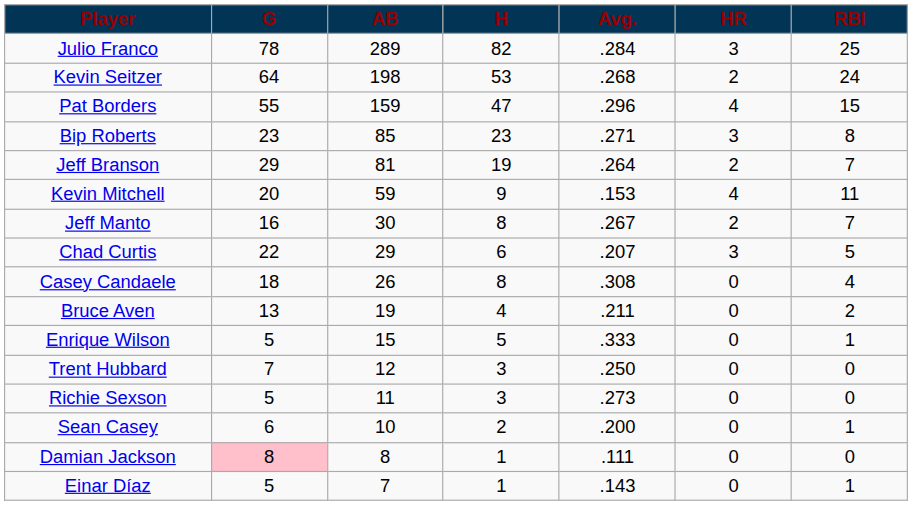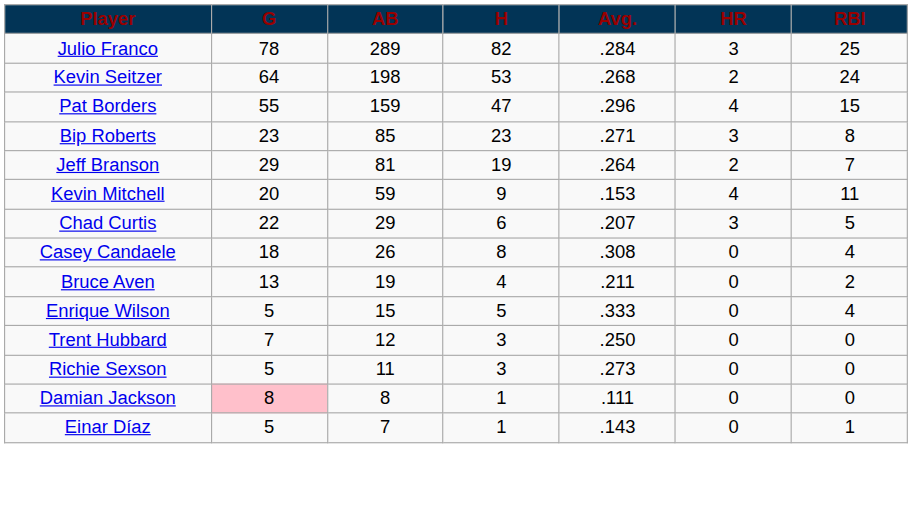- row: (108, 223)
(850, 340) 1 -> (850, 310) 4
- row: (108, 427)
